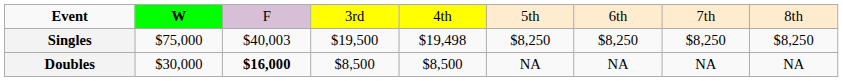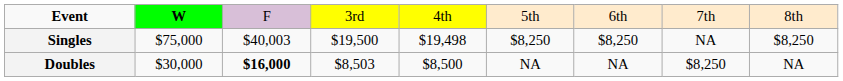(706, 40) $8,250 -> (706, 40) NA
(355, 64) $8,500 -> (355, 64) $8,503
(706, 64) NA -> (706, 64) $8,250
